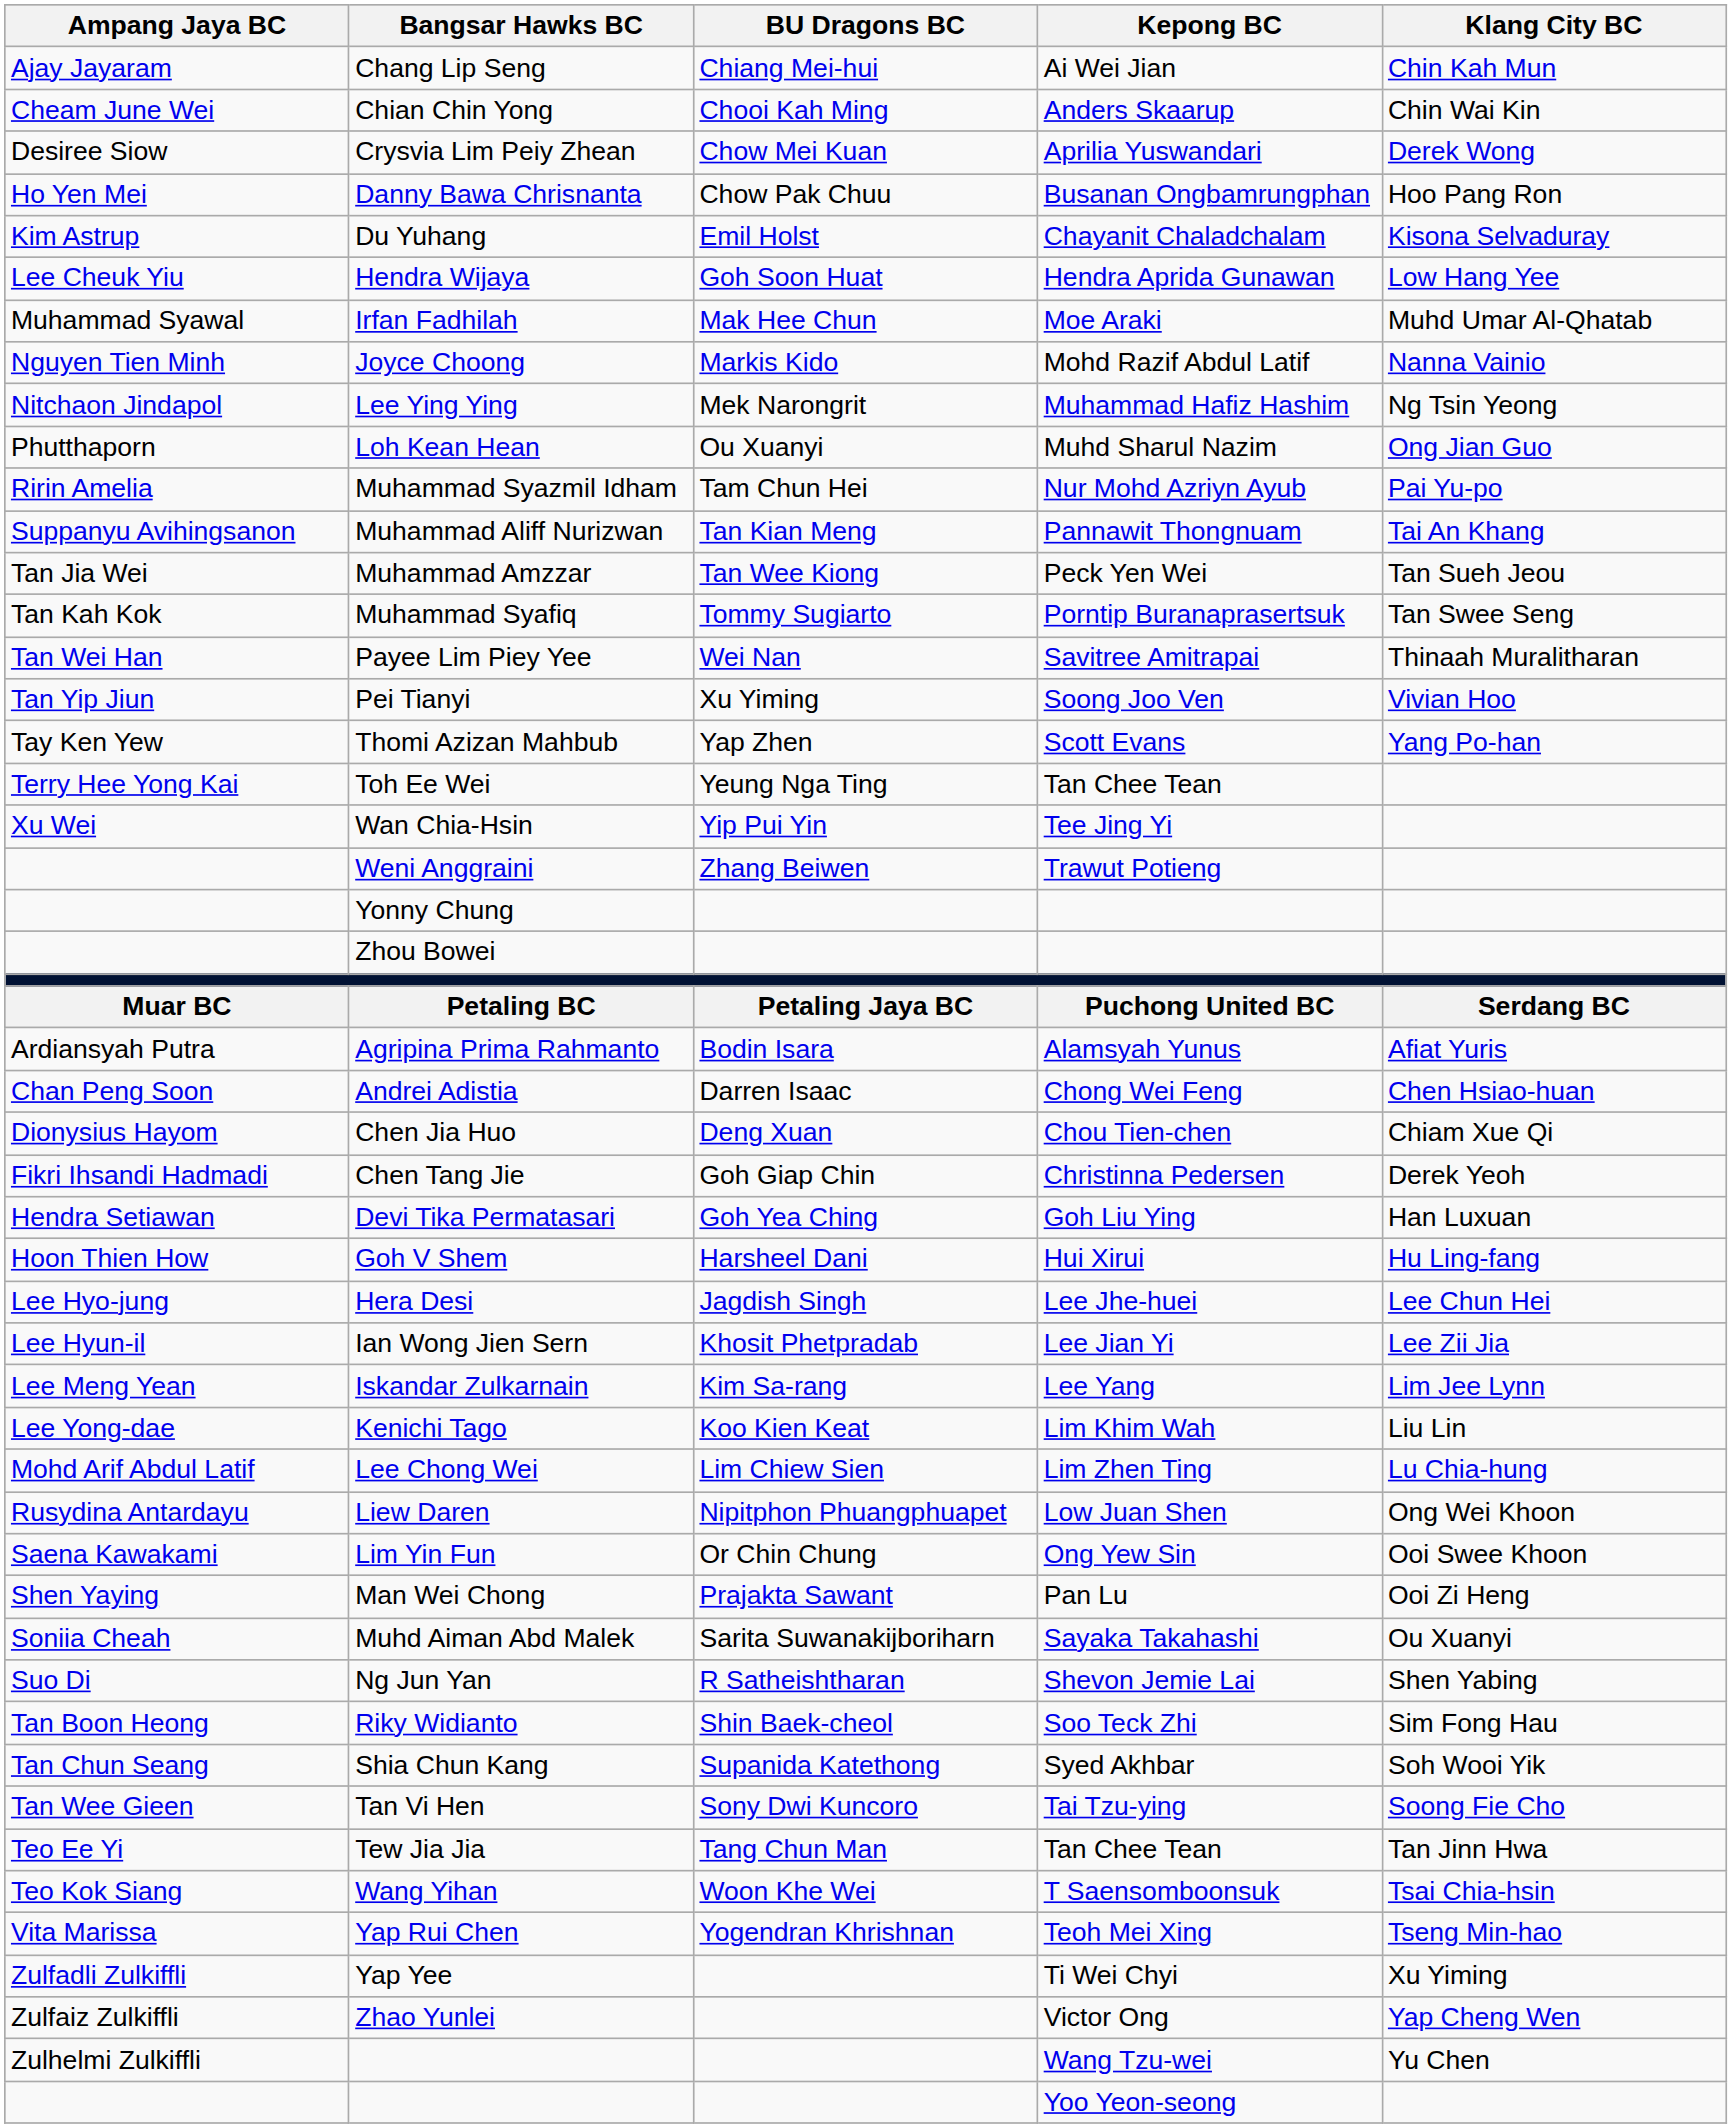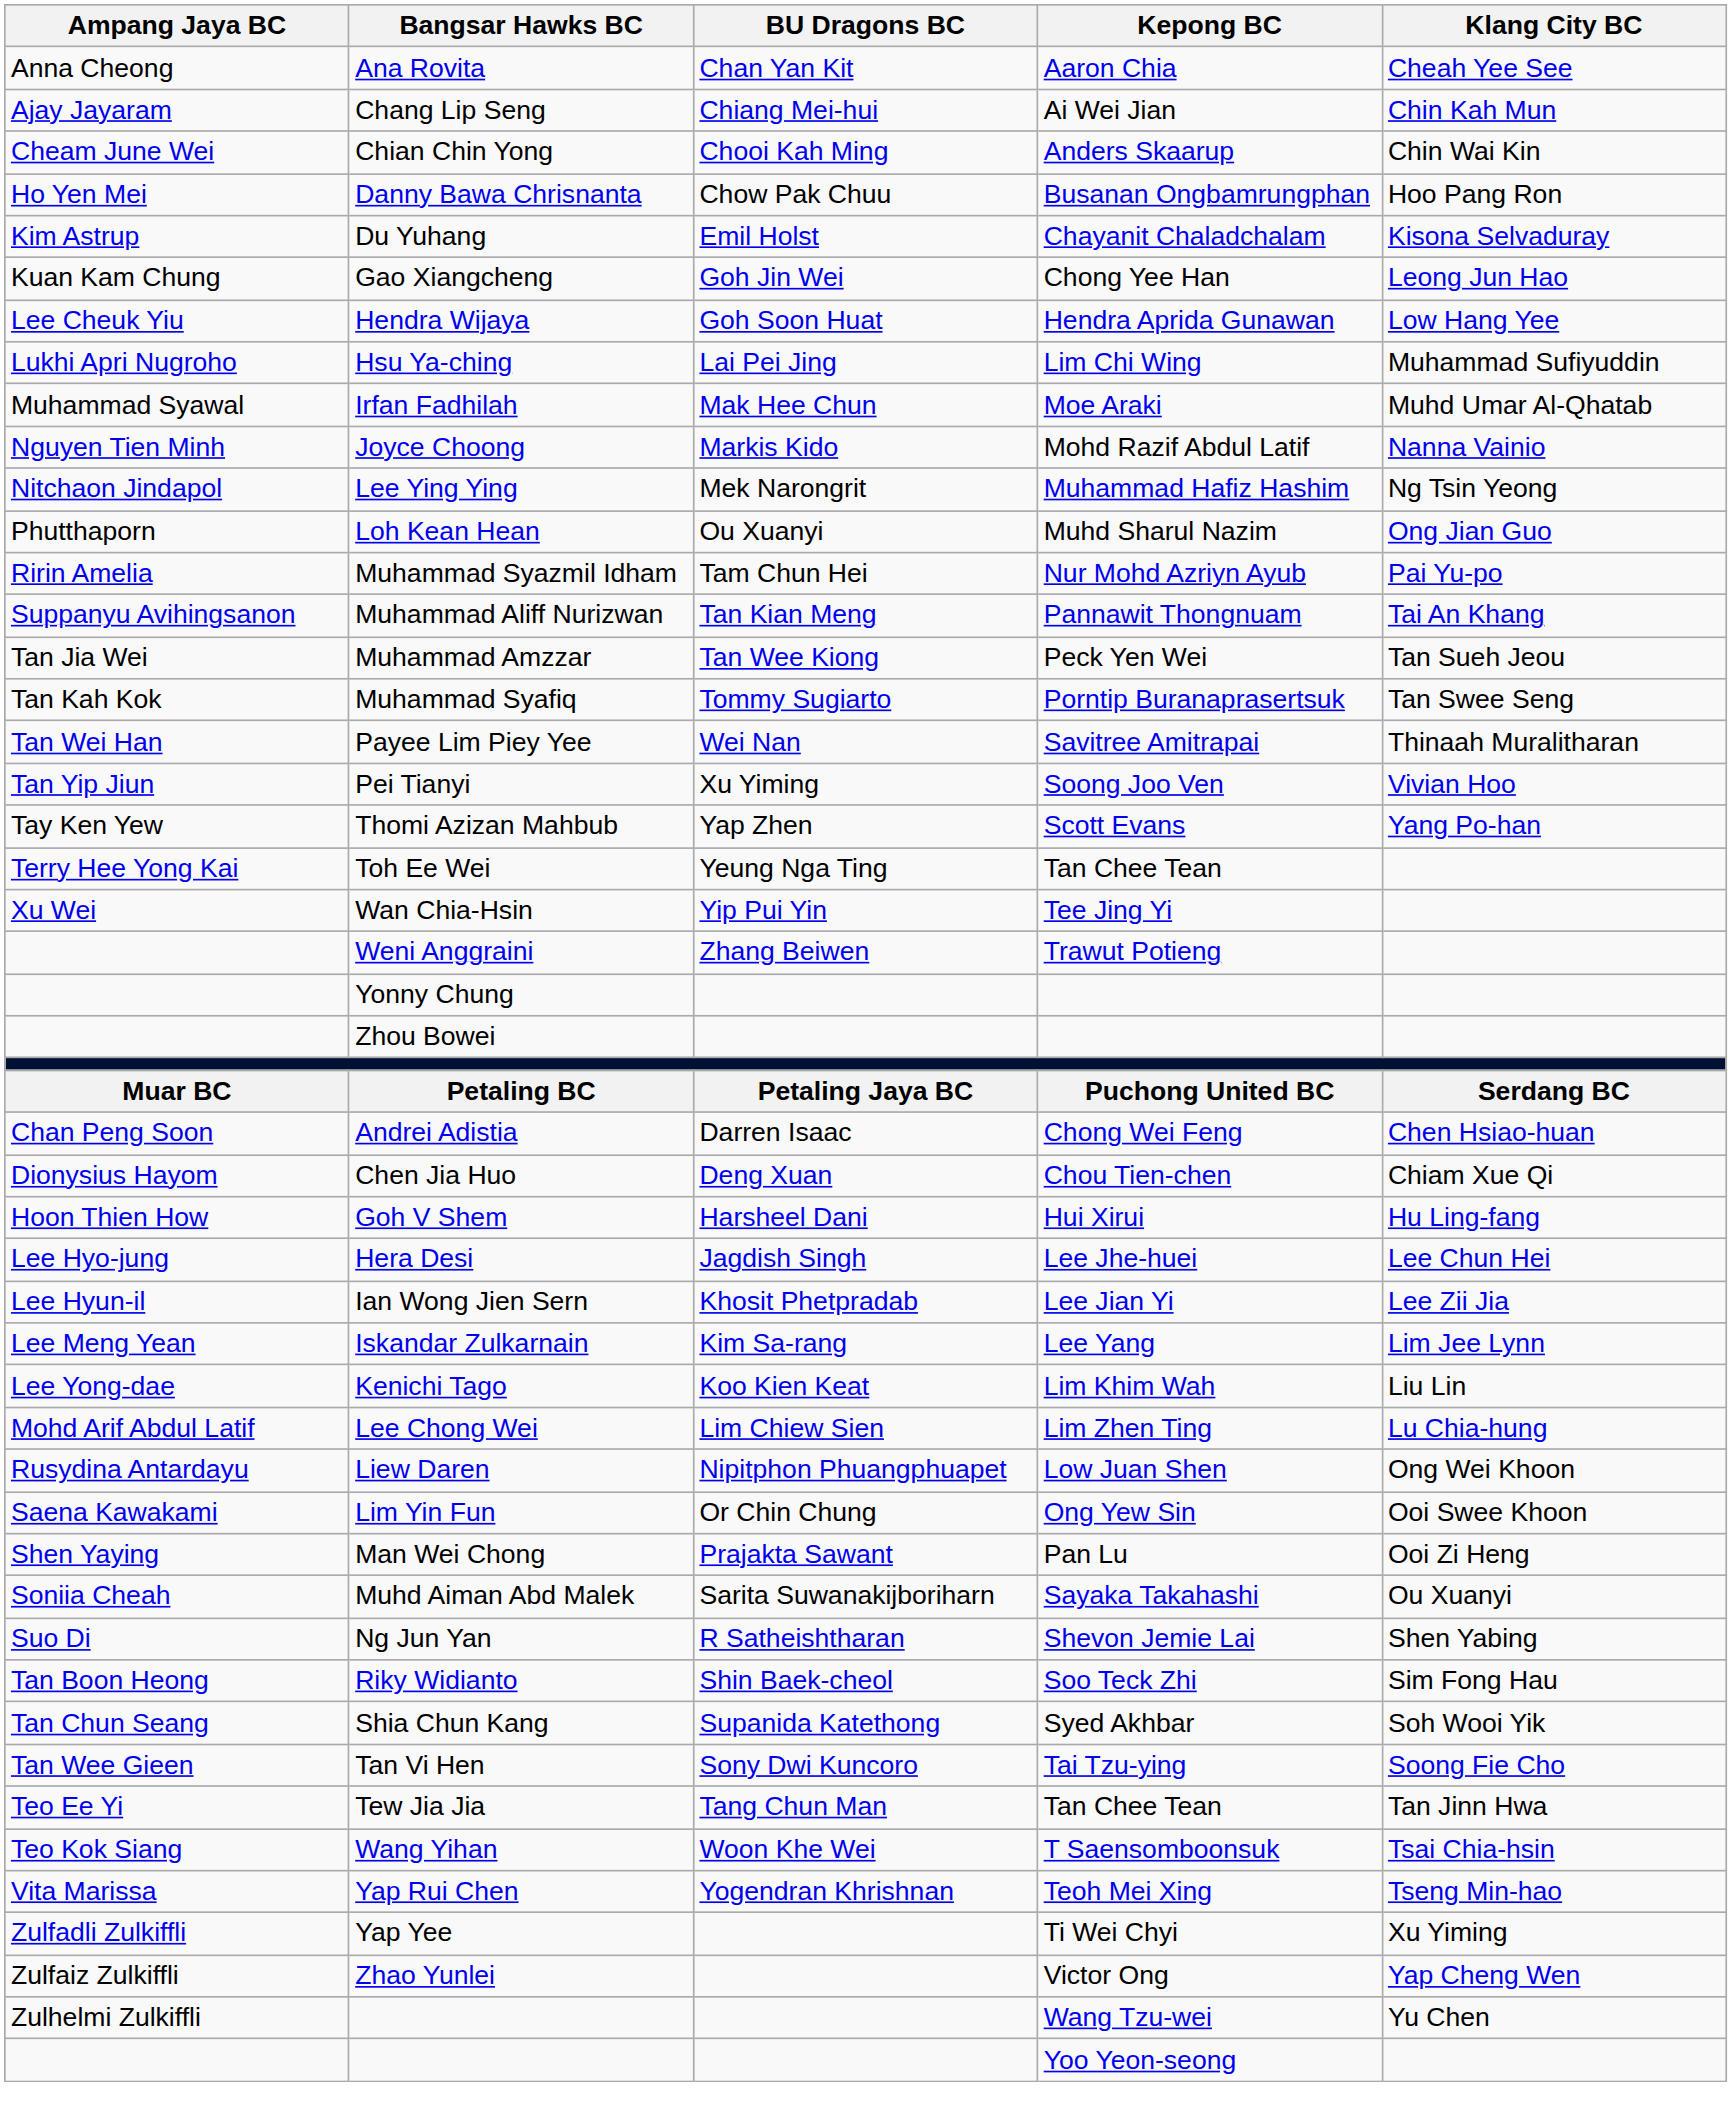+ row: (420, 67)
- row: (495, 151)
+ row: (454, 278)
+ row: (434, 362)
- row: (507, 1048)
- row: (440, 1175)
- row: (485, 1217)
